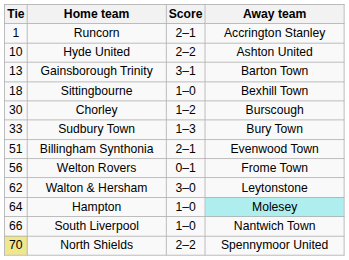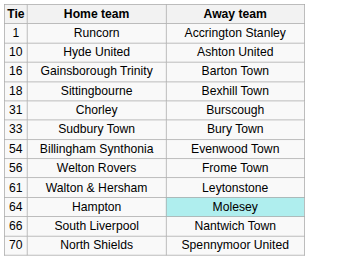- column: (186, 14)
(16, 71) 13 -> (16, 71) 16
(16, 110) 30 -> (16, 110) 31
(16, 149) 51 -> (16, 149) 54
(16, 187) 62 -> (16, 187) 61
(16, 245) khaki background -> (16, 245) no background
